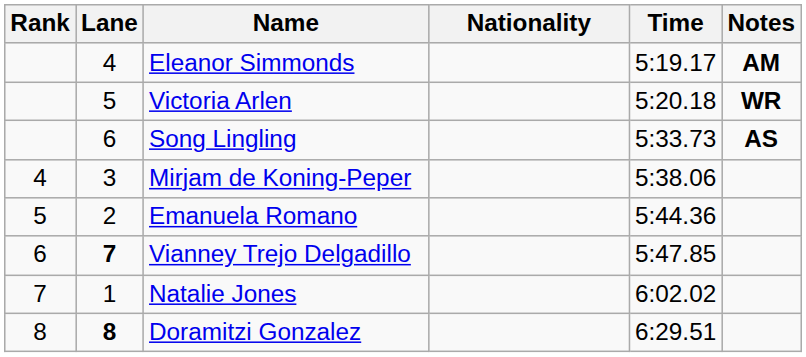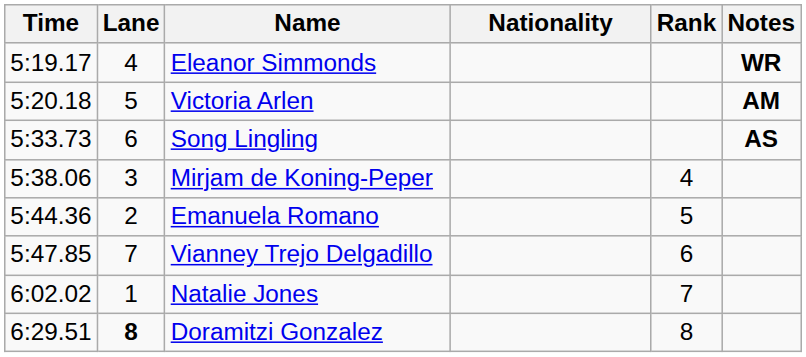columns swapped: (40, 23) <-> (676, 23)
(761, 62) AM -> (761, 62) WR
(761, 100) WR -> (761, 100) AM
(109, 255) bold -> (131, 255) normal
